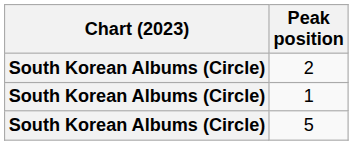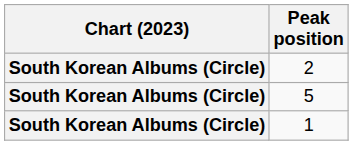rows swapped: (309, 96) <-> (309, 125)
